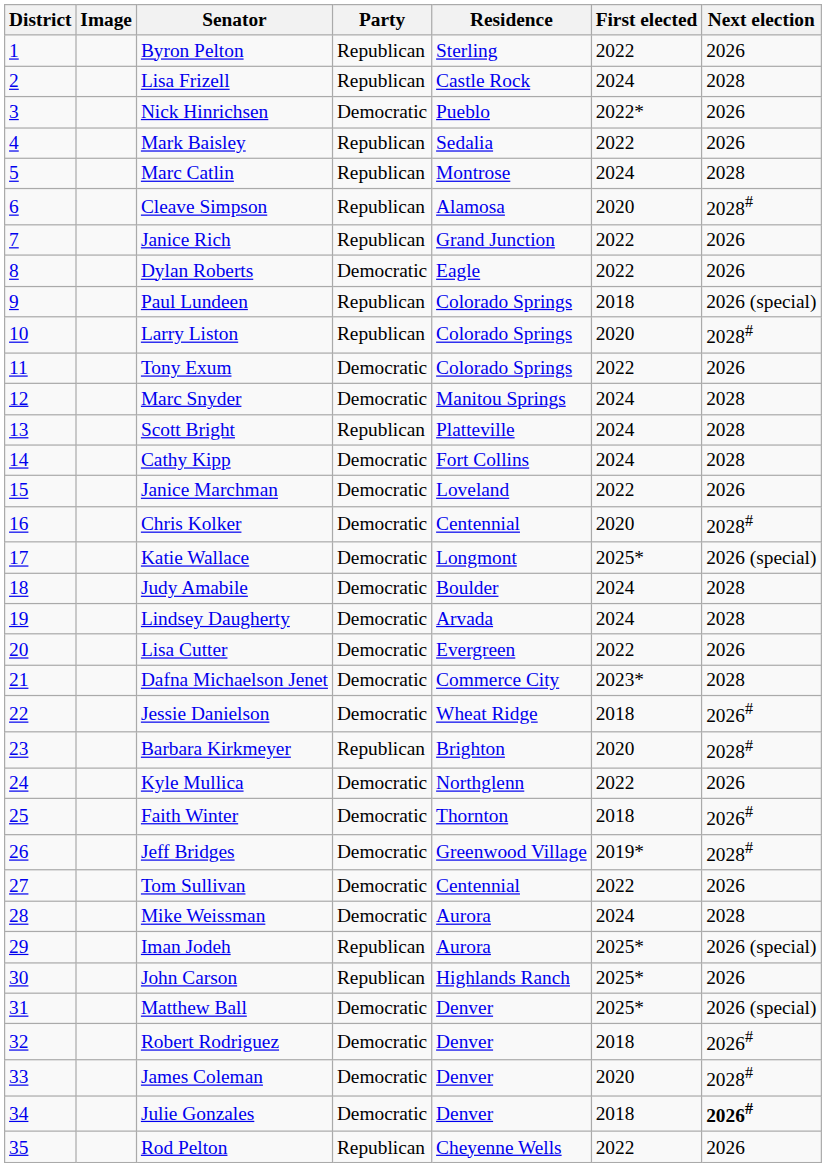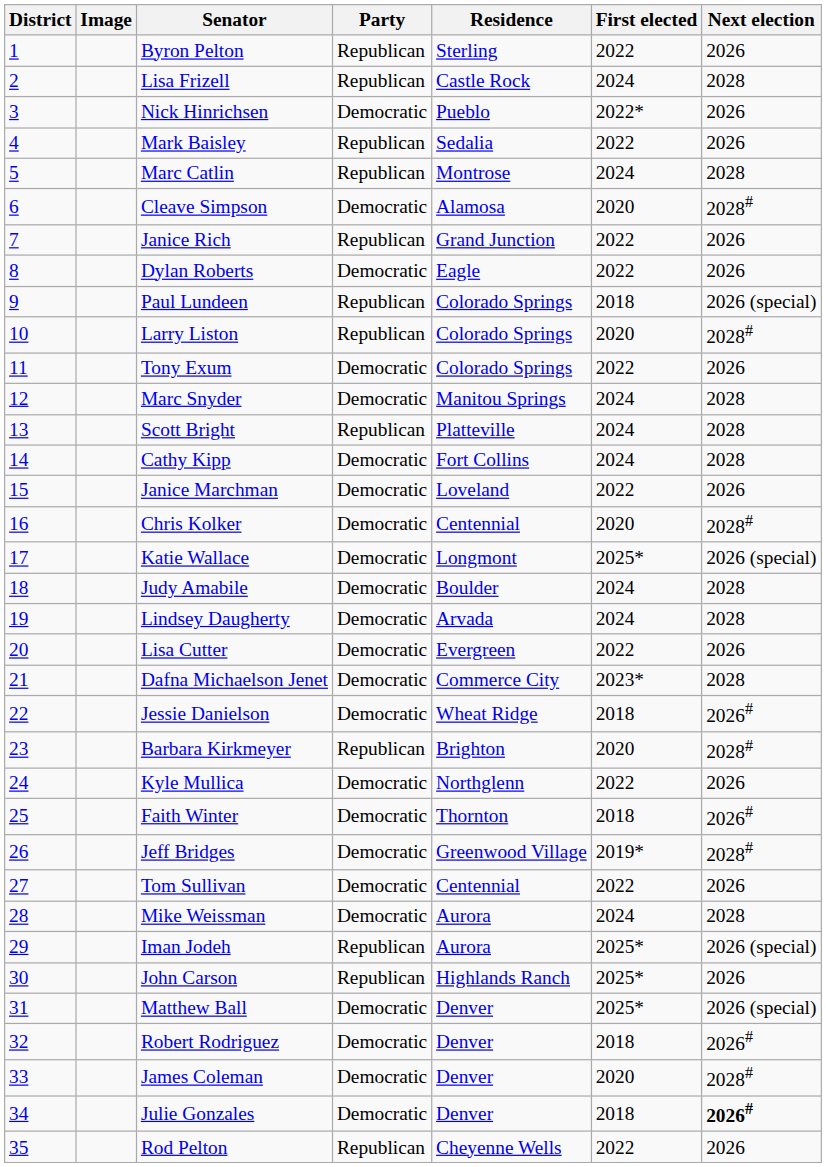(381, 206) Republican -> (382, 206) Democratic
